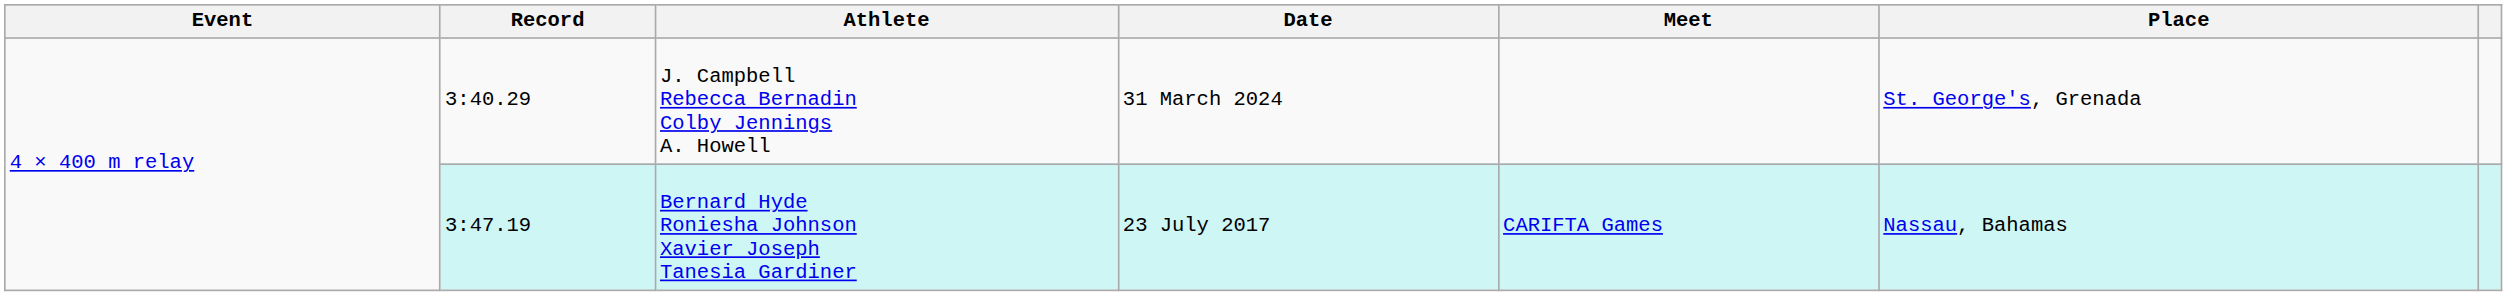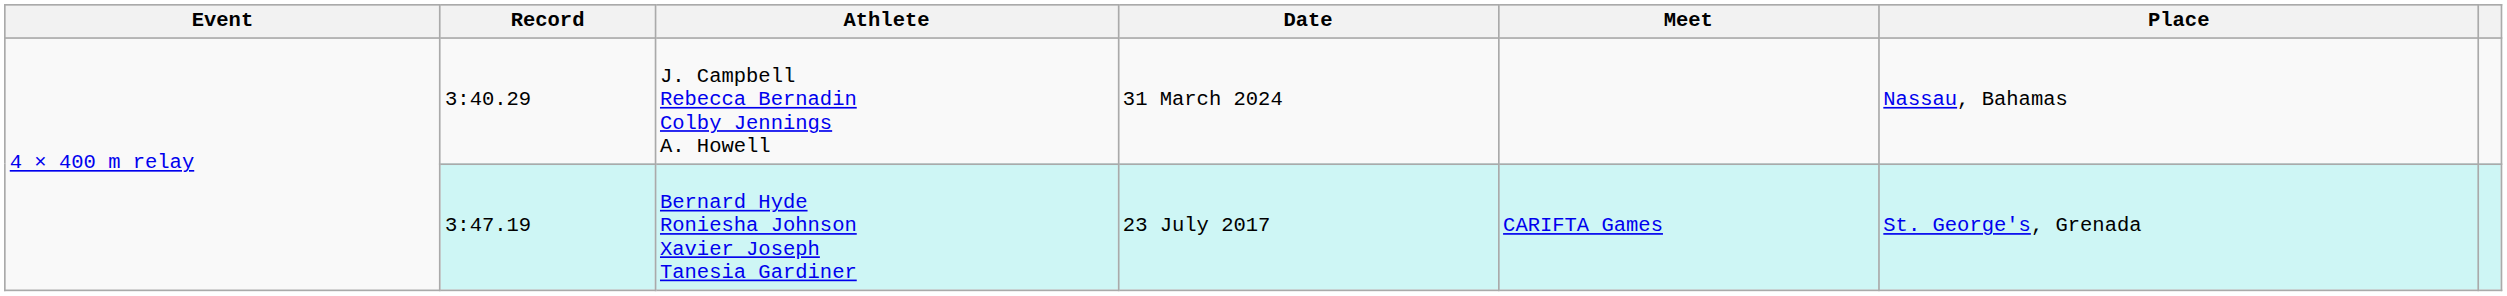(2012, 101) St. George's, Grenada -> (1976, 101) Nassau, Bahamas
(1976, 227) Nassau, Bahamas -> (2012, 227) St. George's, Grenada
